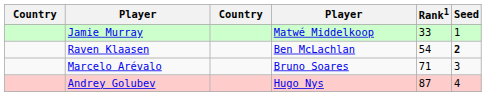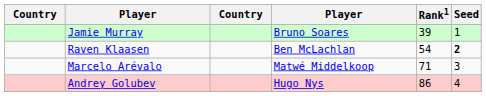(324, 32) Matwé Middelkoop -> (311, 32) Bruno Soares
(425, 32) 33 -> (425, 32) 39
(311, 66) Bruno Soares -> (324, 66) Matwé Middelkoop
(425, 83) 87 -> (425, 83) 86
